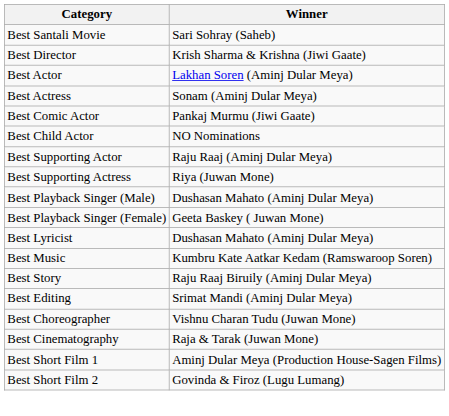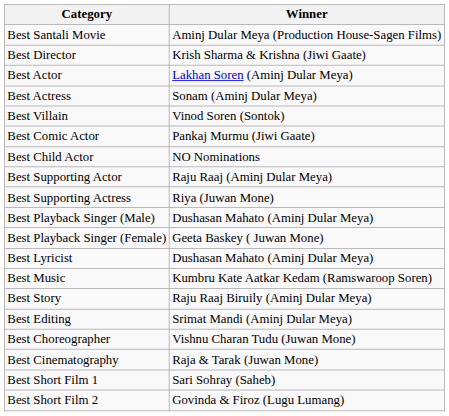(224, 34) Sari Sohray (Saheb) -> (307, 34) Aminj Dular Meya (Production House-Sagen Films)
+ row: (38, 116)
(307, 359) Aminj Dular Meya (Production House-Sagen Films) -> (224, 380) Sari Sohray (Saheb)
